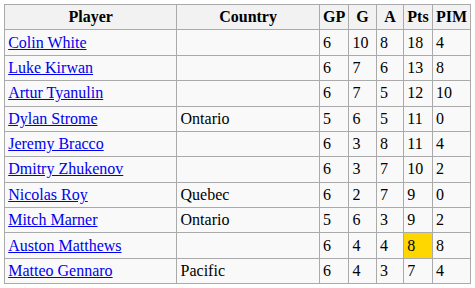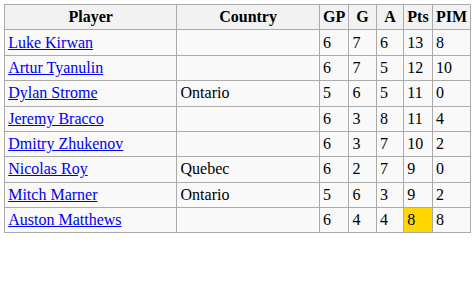- row: (47, 42)
- row: (60, 270)
